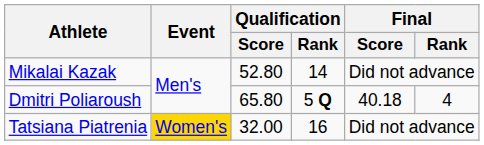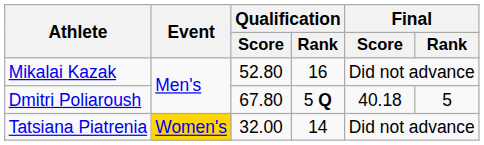(318, 72) 14 -> (318, 72) 16
(261, 100) 65.80 -> (261, 100) 67.80
(447, 100) 4 -> (447, 100) 5
(318, 127) 16 -> (318, 127) 14
